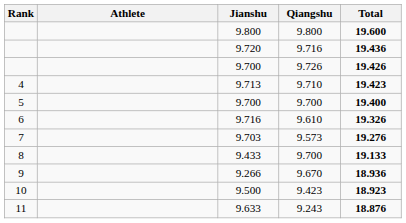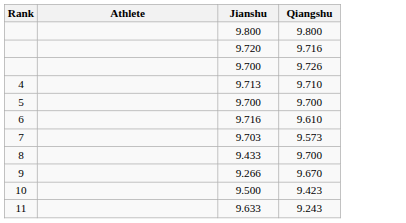- column: (371, 13)
